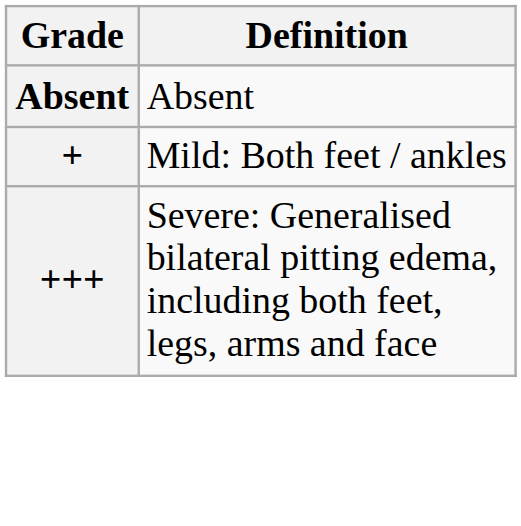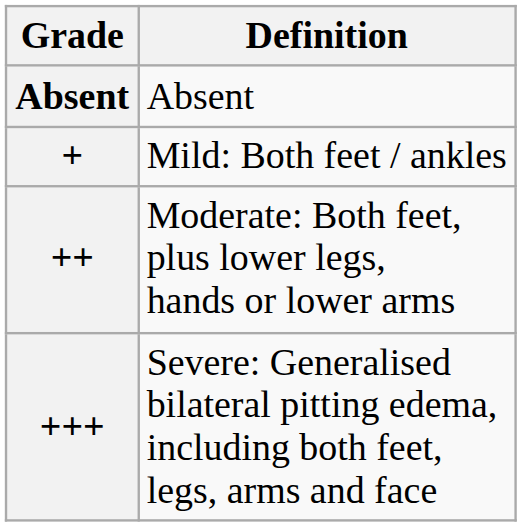+ row: (72, 258)
